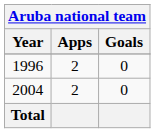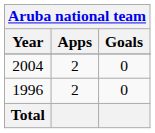rows swapped: (28, 66) <-> (28, 90)
